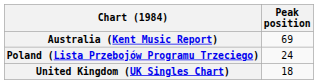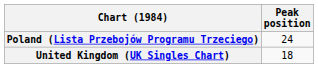- row: (133, 39)
